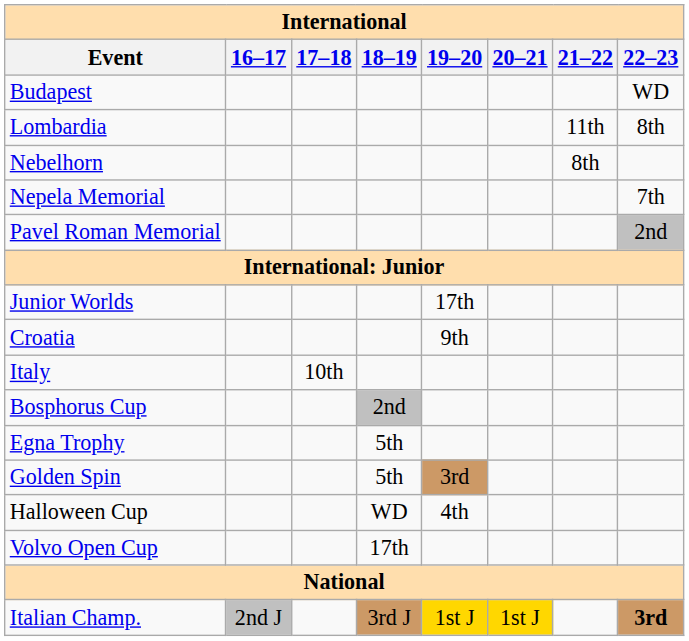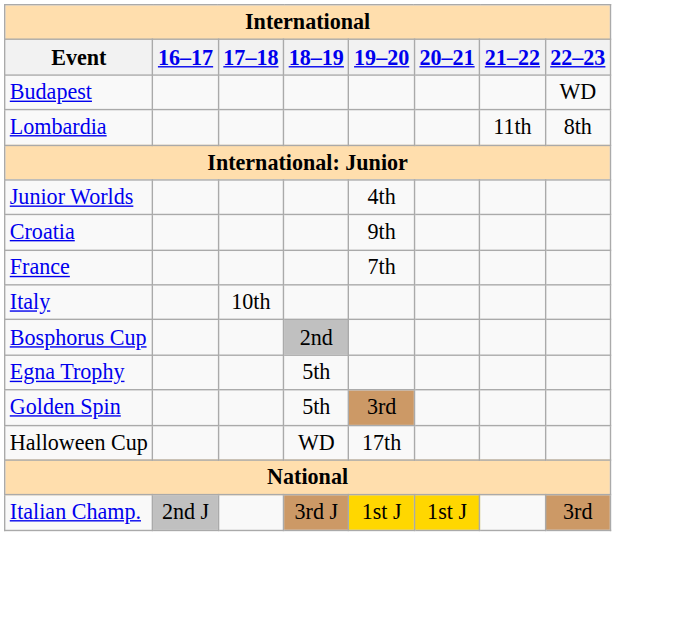- row: (56, 162)
- row: (87, 197)
- row: (115, 232)
(455, 302) 17th -> (382, 197) 4th
+ row: (40, 267)
(455, 512) 4th -> (382, 442) 17th
- row: (84, 547)
(651, 617) bold -> (578, 512) normal
